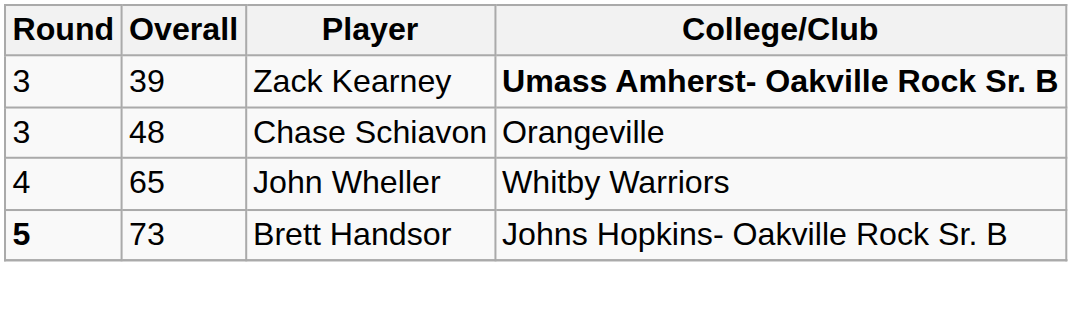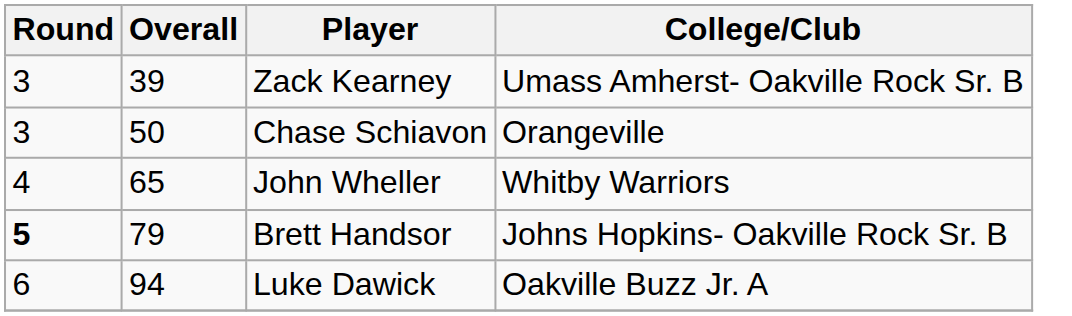(780, 81) bold -> (763, 81) normal
(147, 132) 48 -> (147, 132) 50
(147, 234) 73 -> (147, 234) 79
+ row: (344, 285)
